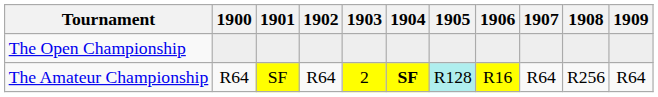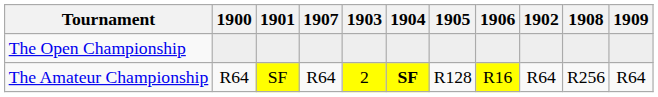columns swapped: (321, 19) <-> (541, 19)
(453, 77) paleturquoise background -> (453, 77) no background
